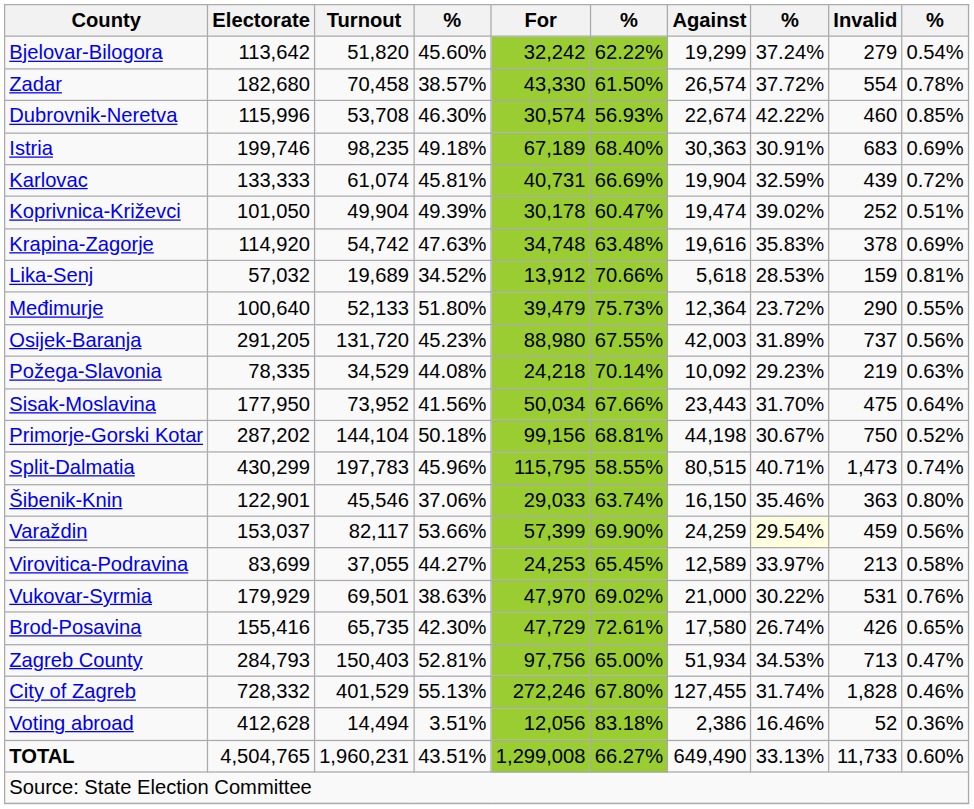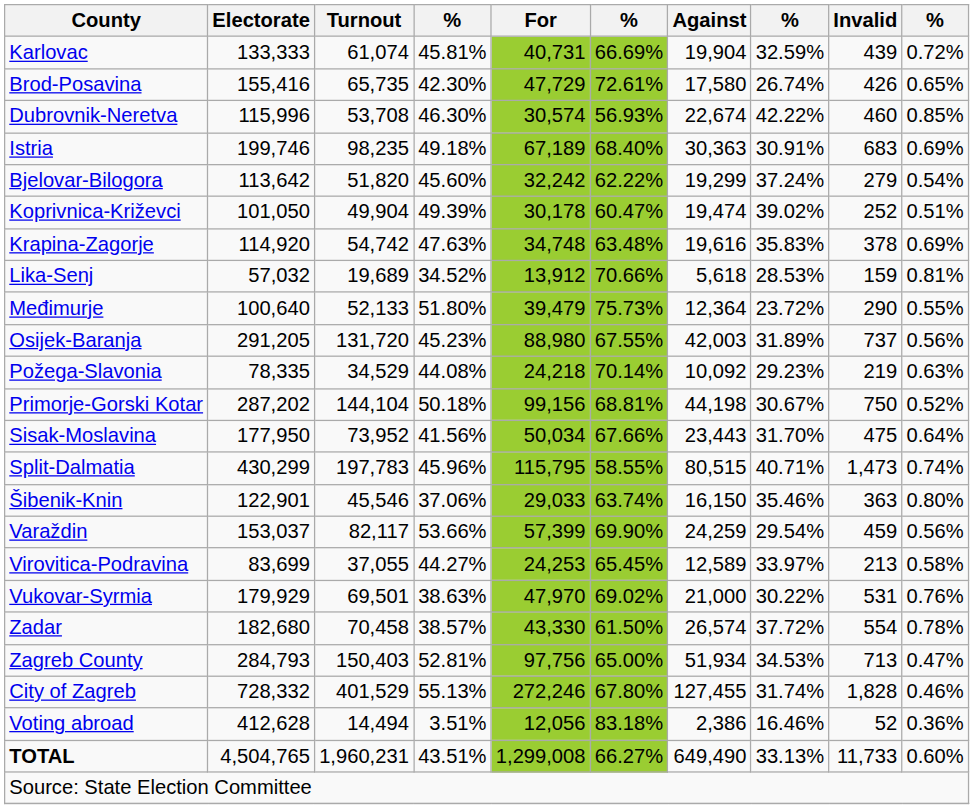rows swapped: (86, 52) <-> (48, 180)
rows swapped: (75, 627) <-> (36, 84)
rows swapped: (106, 436) <-> (83, 404)
(790, 532) lightyellow background -> (790, 532) no background
